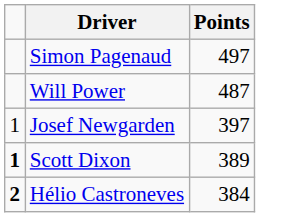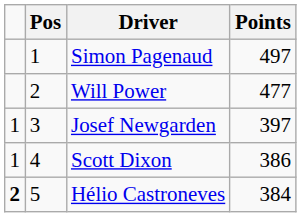+ column: (46, 21)
(234, 91) 487 -> (275, 91) 477
(15, 160) bold -> (15, 160) normal
(234, 160) 389 -> (275, 160) 386
